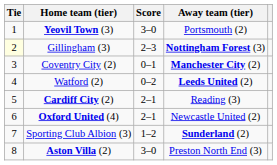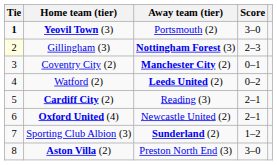columns swapped: (149, 12) <-> (215, 12)
(14, 30) normal -> (14, 30) bold
